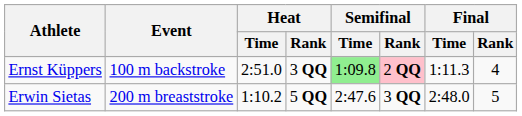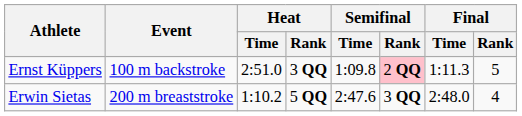(355, 70) lightgreen background -> (355, 70) no background
(495, 70) 4 -> (495, 70) 5
(495, 97) 5 -> (495, 97) 4
